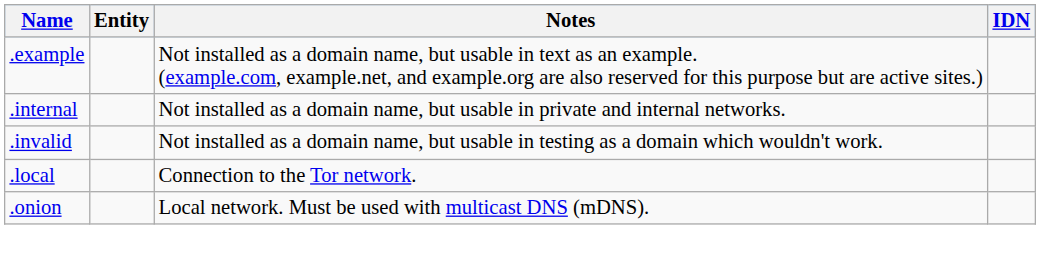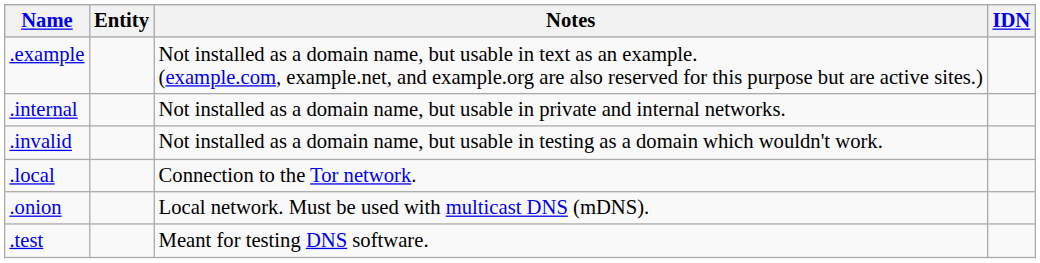+ row: (26, 240)
